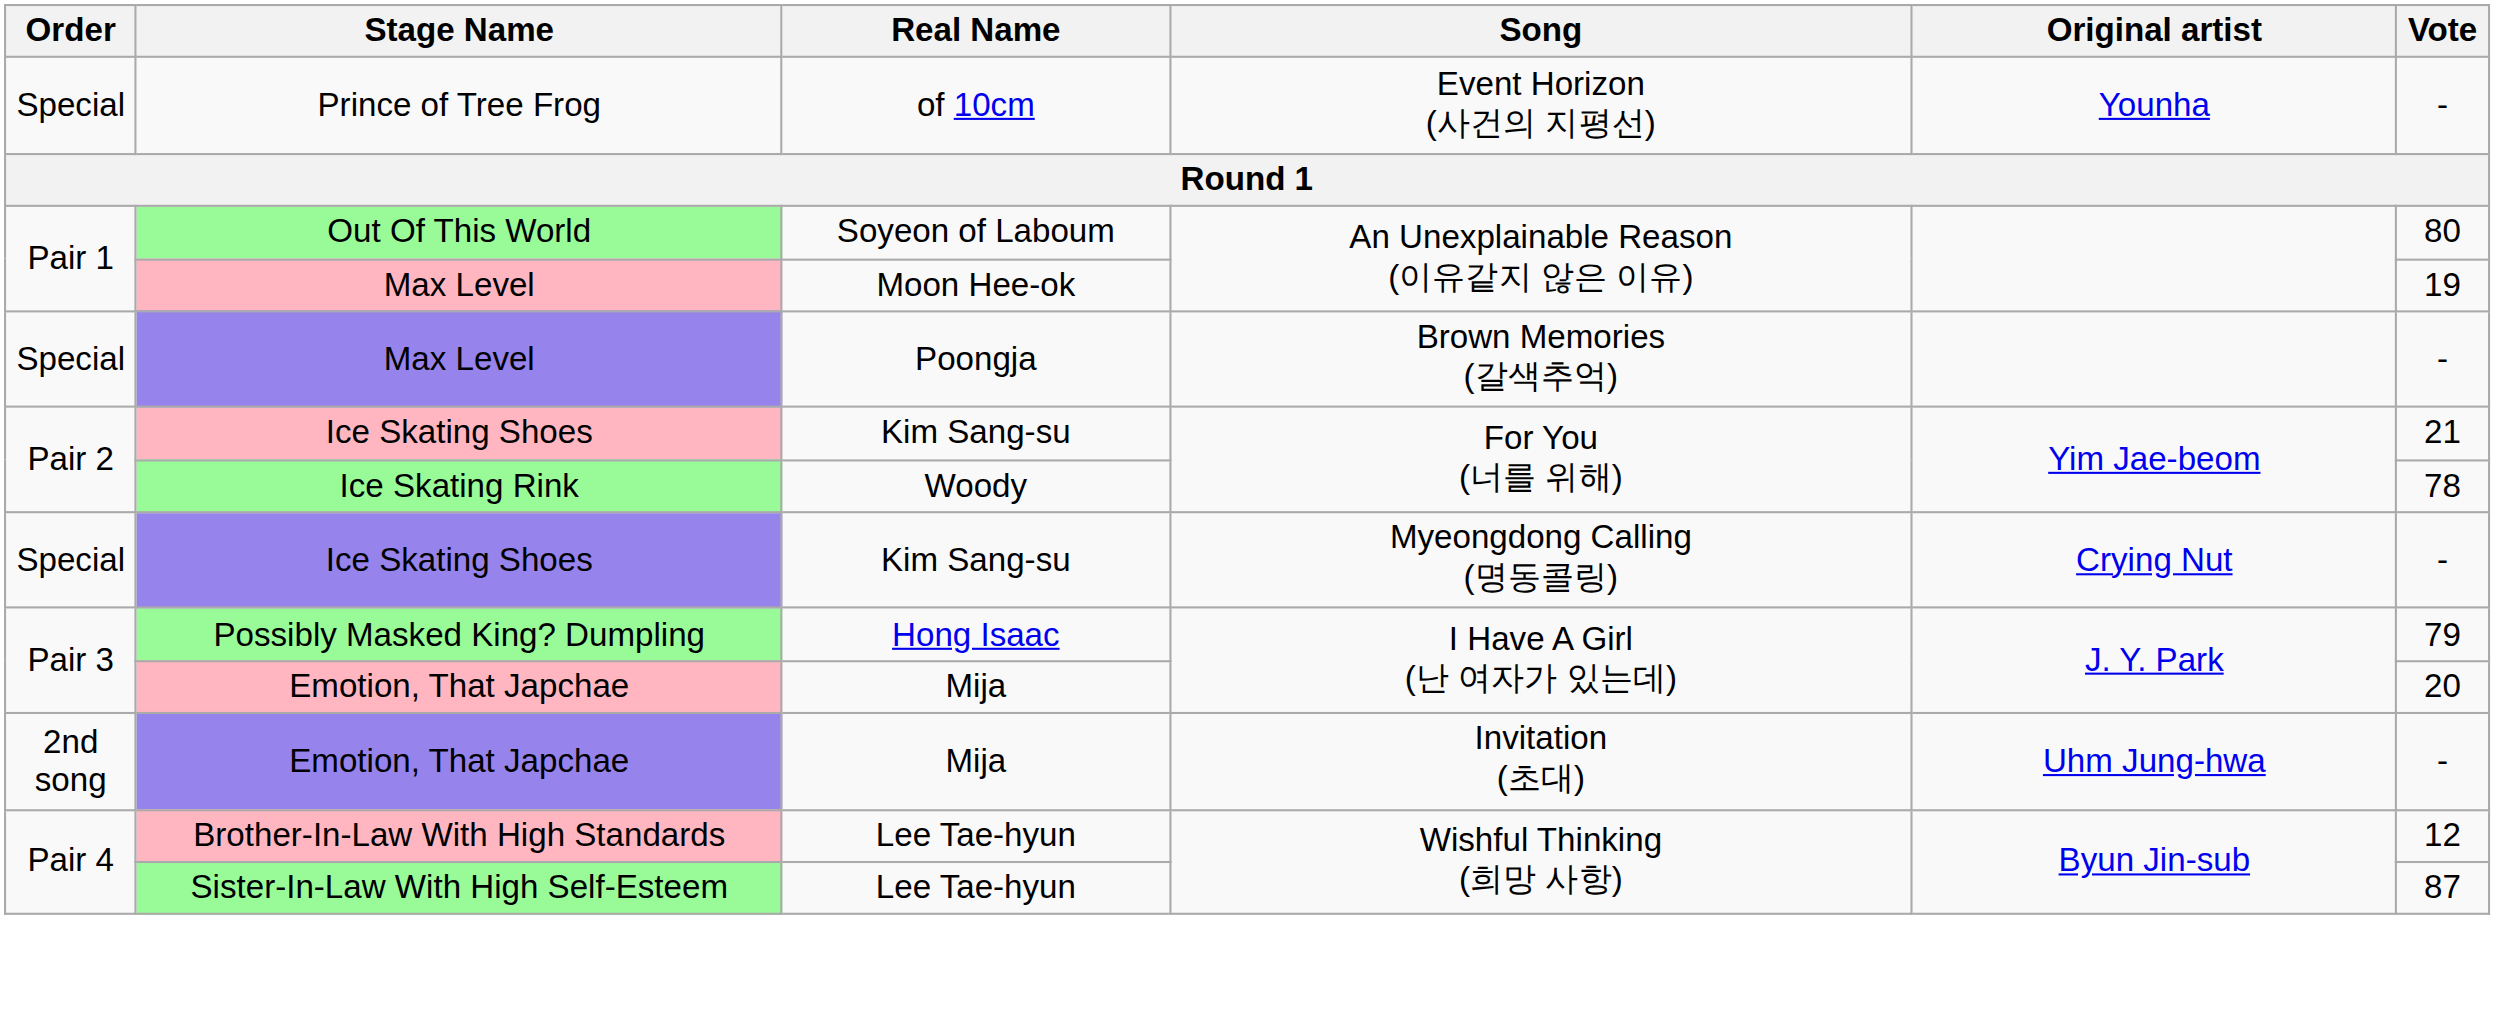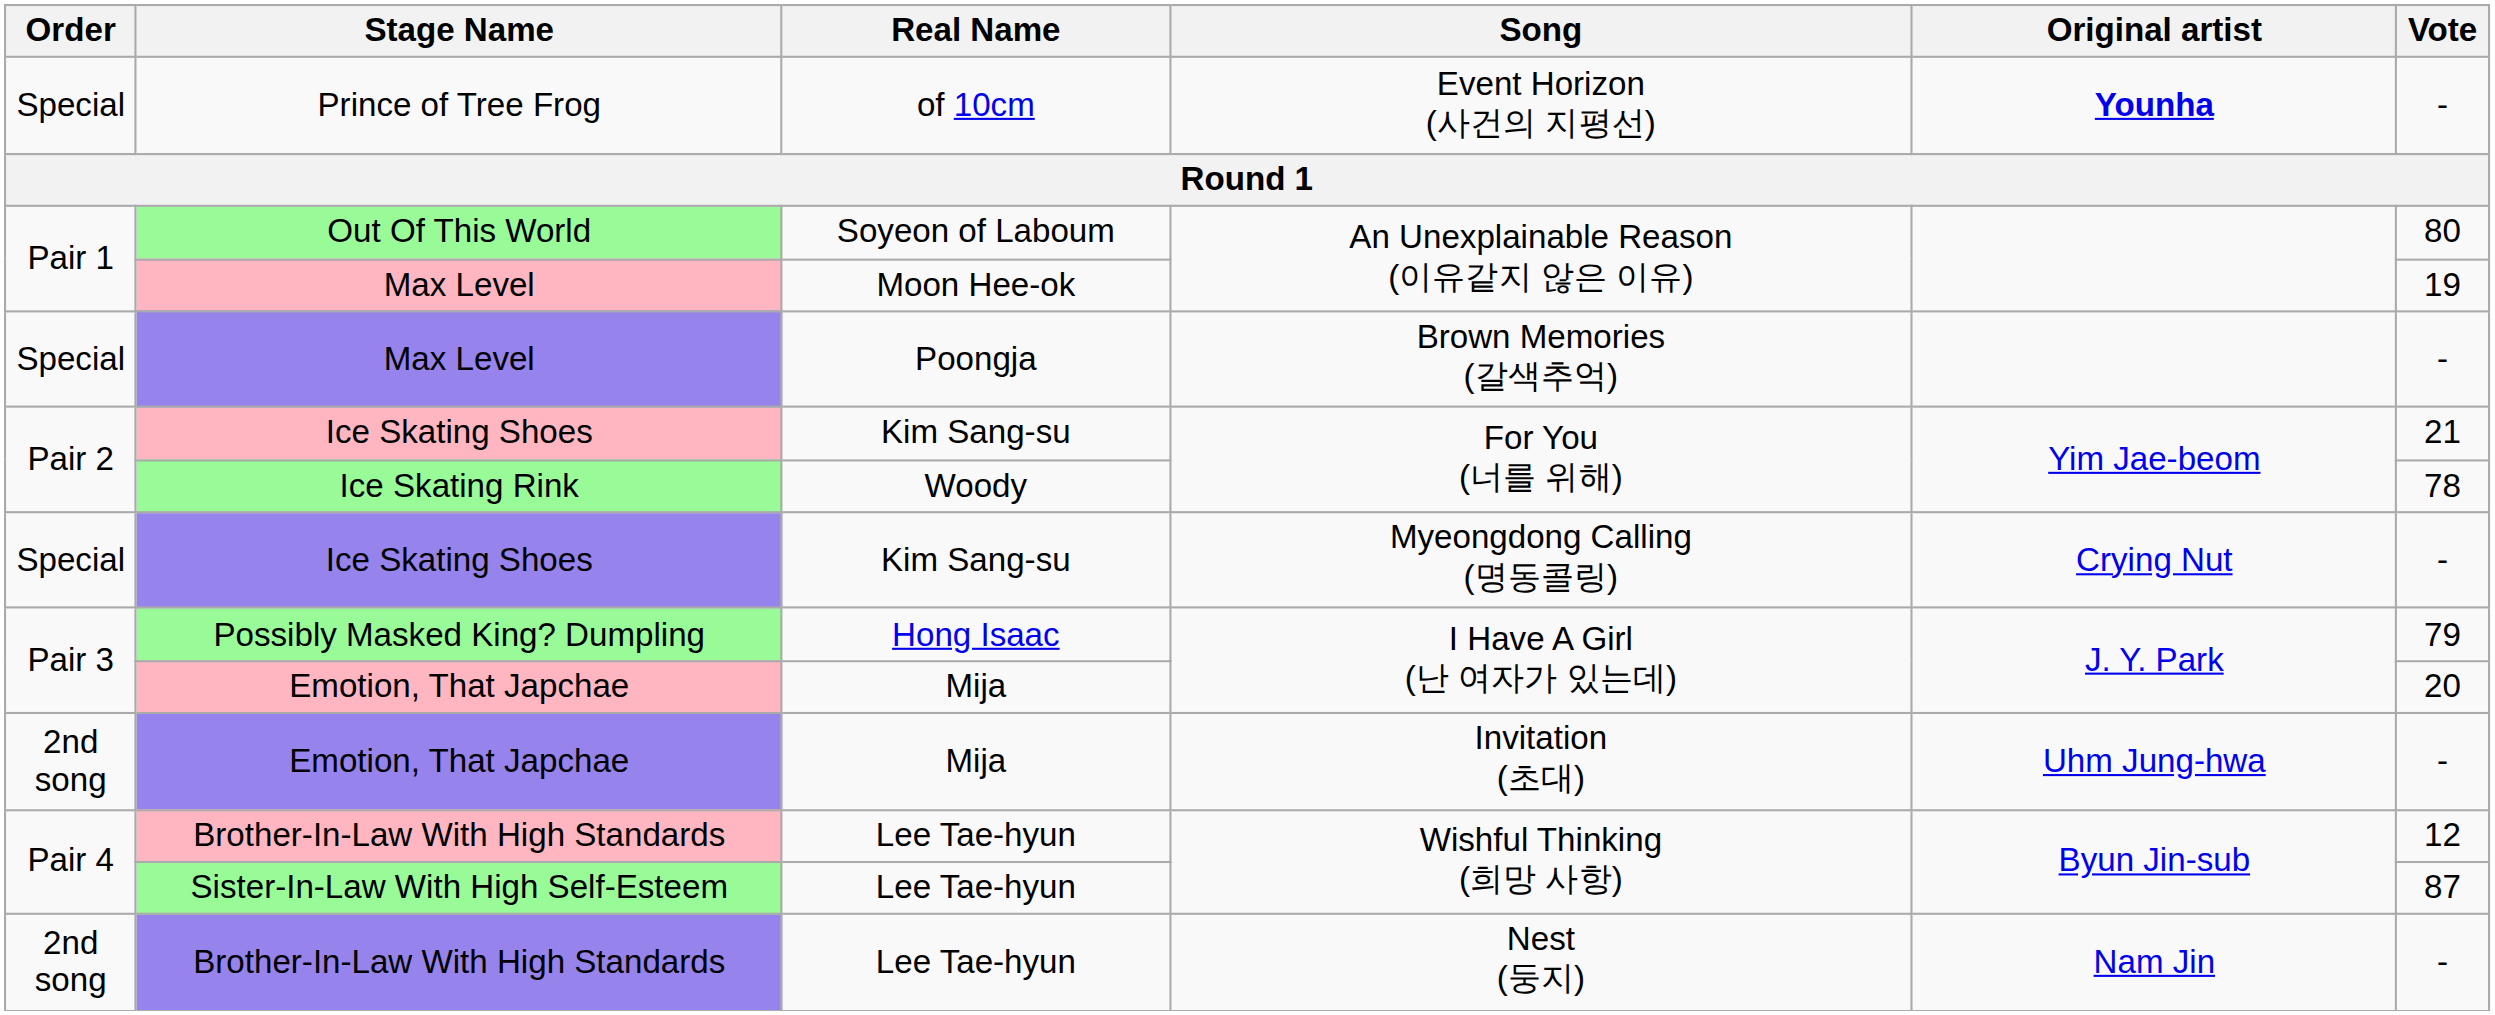(2154, 105) normal -> (2154, 105) bold
+ row: (459, 961)
